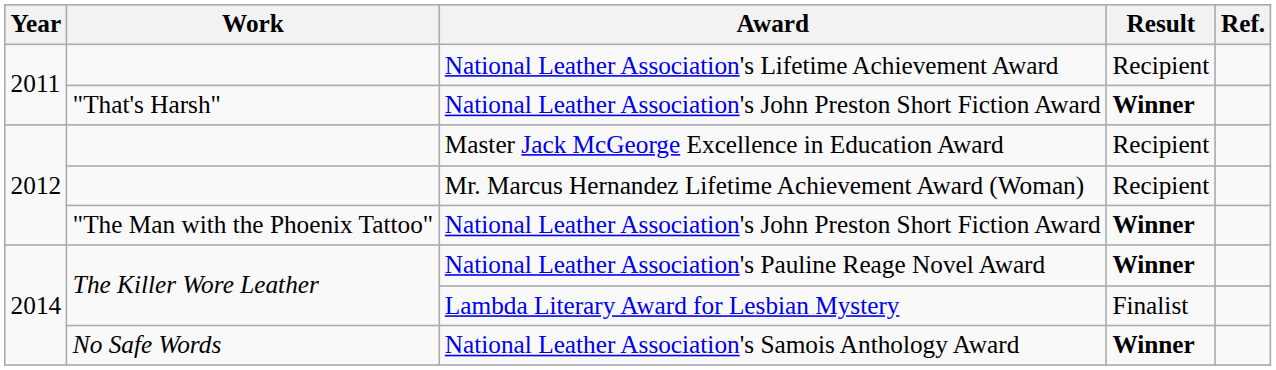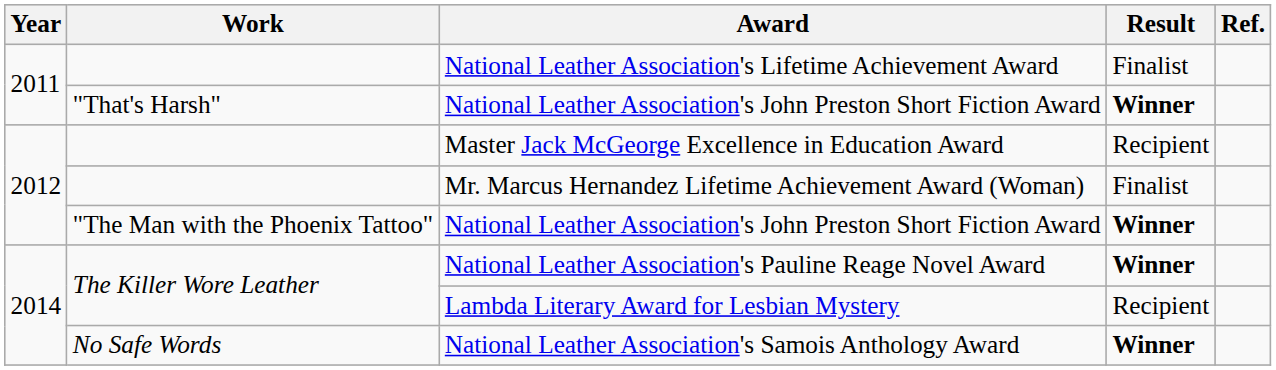(1161, 64) Recipient -> (1150, 64) Finalist
(1161, 184) Recipient -> (1150, 184) Finalist
(1150, 305) Finalist -> (1161, 305) Recipient
